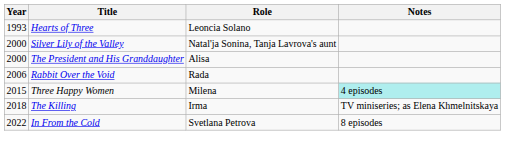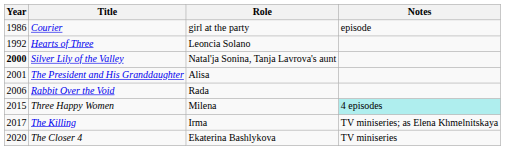+ row: (47, 28)
(17, 28) 1993 -> (17, 43) 1992
(17, 43) normal -> (17, 59) bold
(17, 59) 2000 -> (17, 75) 2001
(17, 106) 2018 -> (17, 122) 2017
+ row: (57, 138)
- row: (65, 122)
